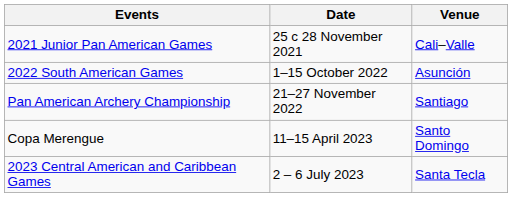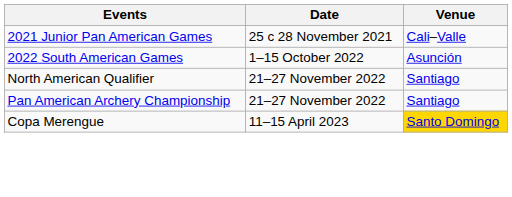+ row: (81, 79)
(442, 138) no background -> (453, 121) gold background
- row: (122, 174)
